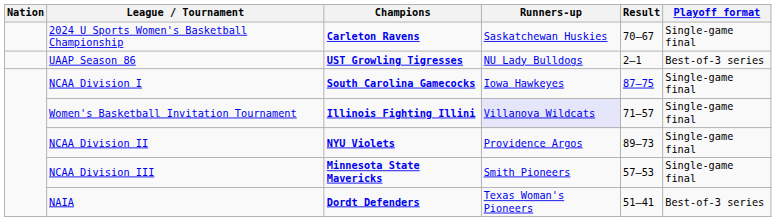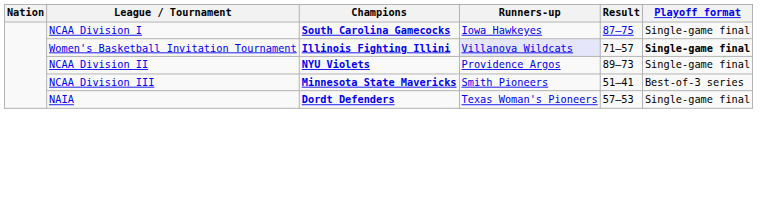- row: (148, 36)
- row: (92, 60)
(699, 113) normal -> (698, 47) bold
(639, 172) 57–53 -> (618, 82) 51–41
(699, 172) Single-game final -> (694, 82) Best-of-3 series
(639, 202) 51–41 -> (618, 99) 57–53
(715, 202) Best-of-3 series -> (698, 99) Single-game final
